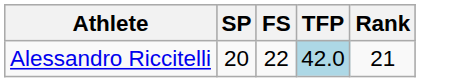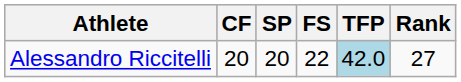+ column: (236, 23)
(383, 58) 21 -> (423, 58) 27
